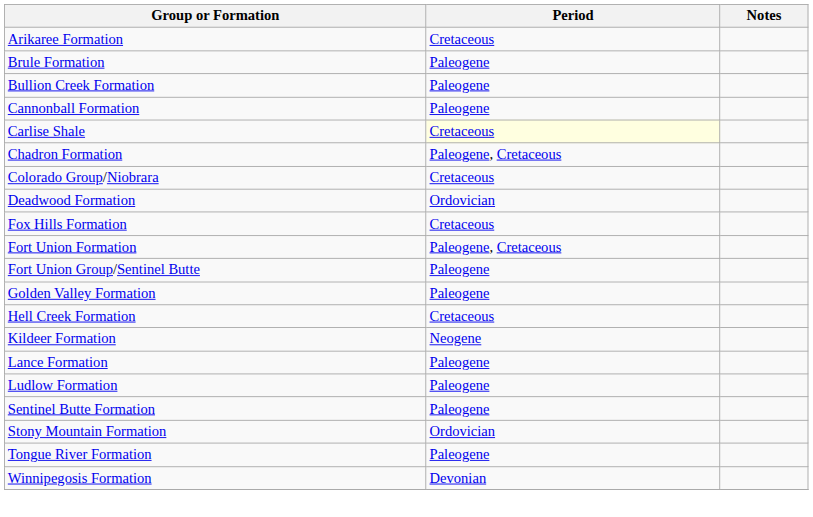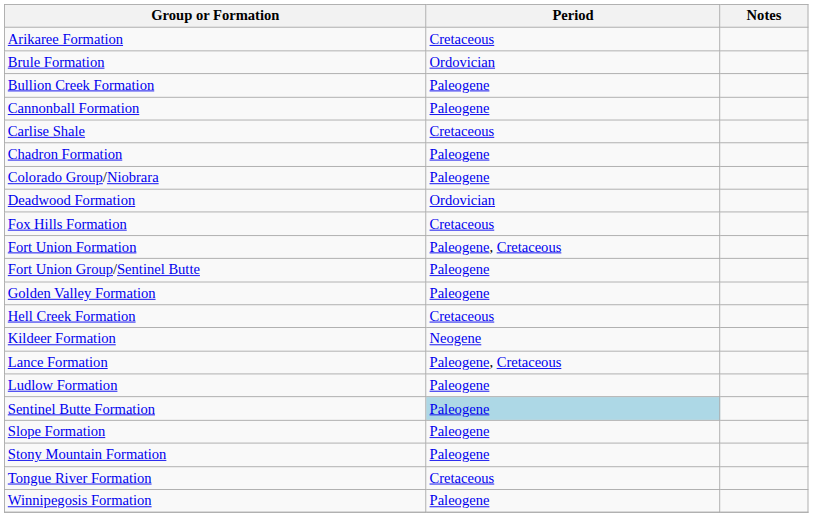(459, 62) Paleogene -> (462, 62) Ordovician
(462, 131) lightyellow background -> (462, 131) no background
(495, 154) Paleogene, Cretaceous -> (459, 154) Paleogene
(462, 177) Cretaceous -> (459, 177) Paleogene
(459, 362) Paleogene -> (495, 362) Paleogene, Cretaceous
(459, 408) no background -> (459, 408) lightblue background
+ row: (57, 431)
(462, 431) Ordovician -> (459, 454) Paleogene
(459, 454) Paleogene -> (462, 477) Cretaceous
(458, 477) Devonian -> (459, 500) Paleogene
